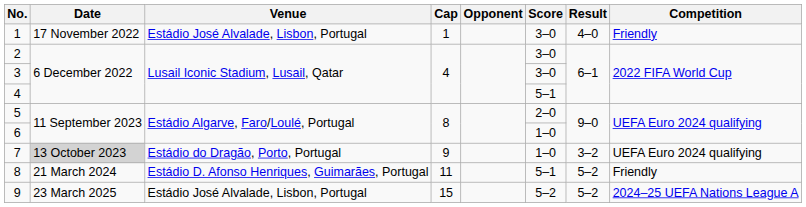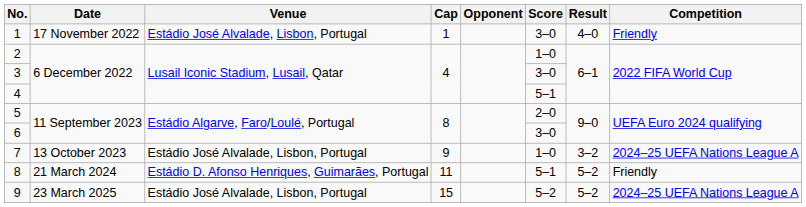(546, 53) 3–0 -> (546, 53) 1–0
(546, 133) 1–0 -> (546, 133) 3–0
(80, 152) lightgrey background -> (80, 152) no background
(244, 152) Estádio do Dragão, Porto, Portugal -> (257, 152) Estádio José Alvalade, Lisbon, Portugal
(687, 152) UEFA Euro 2024 qualifying -> (706, 152) 2024–25 UEFA Nations League A
